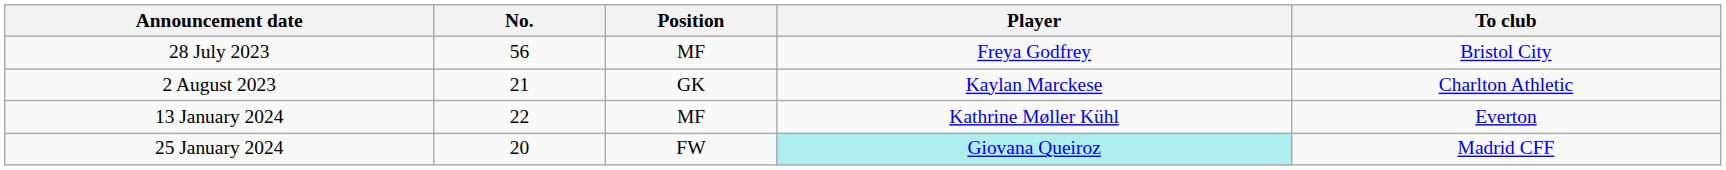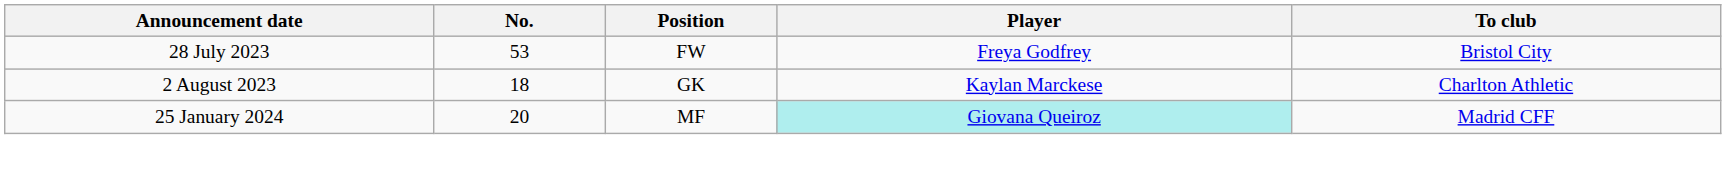(519, 52) 56 -> (519, 52) 53
(691, 52) MF -> (691, 52) FW
(519, 84) 21 -> (519, 84) 18
- row: (219, 116)
(691, 148) FW -> (691, 116) MF
